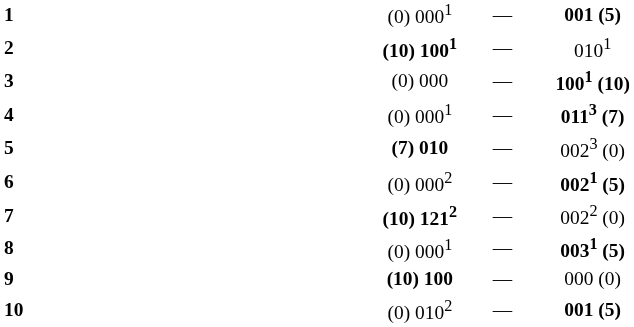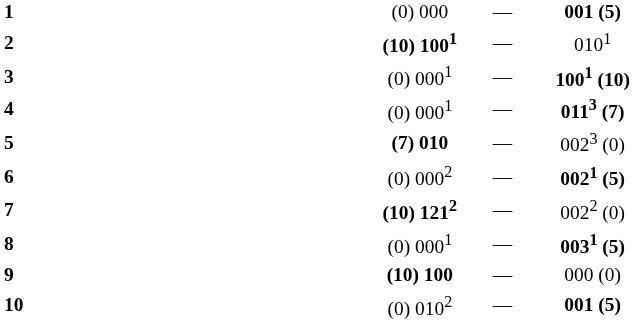(420, 14) (0) 0001 -> (420, 11) (0) 000
(420, 81) (0) 000 -> (420, 76) (0) 0001
